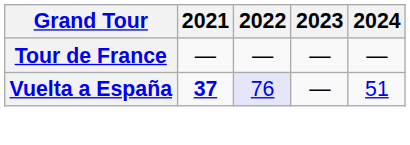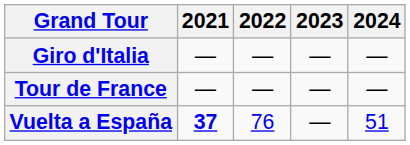+ row: (91, 55)
(263, 88) lavender background -> (263, 122) no background
